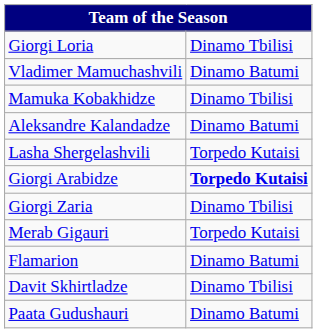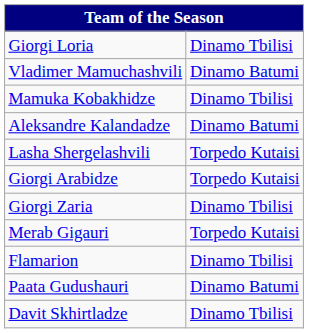(249, 179) bold -> (245, 179) normal
(244, 260) Dinamo Batumi -> (241, 260) Dinamo Tbilisi
rows swapped: (68, 286) <-> (68, 313)
